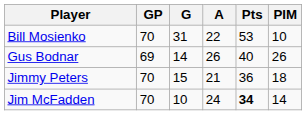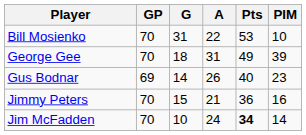+ row: (44, 57)
(279, 57) 26 -> (279, 78) 23
(279, 78) 18 -> (279, 99) 16
